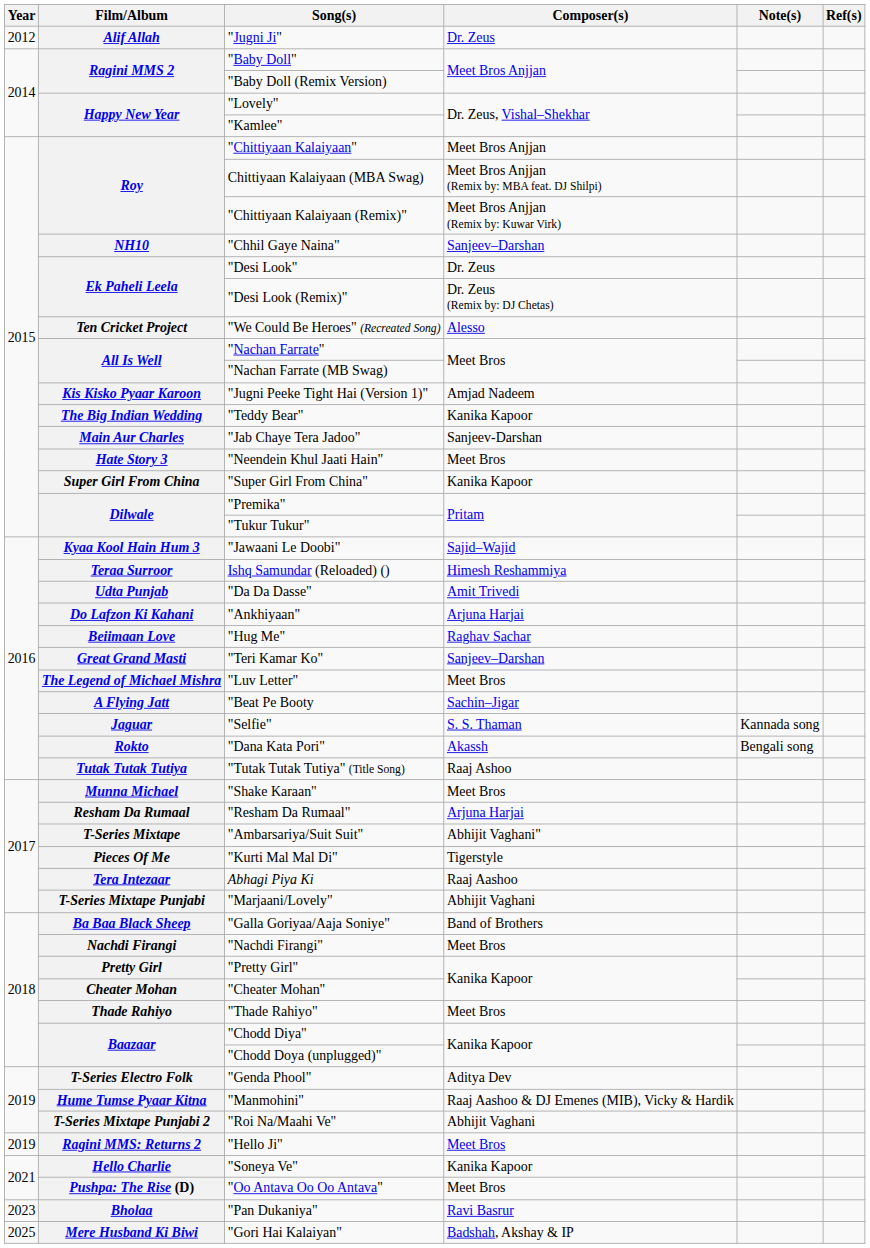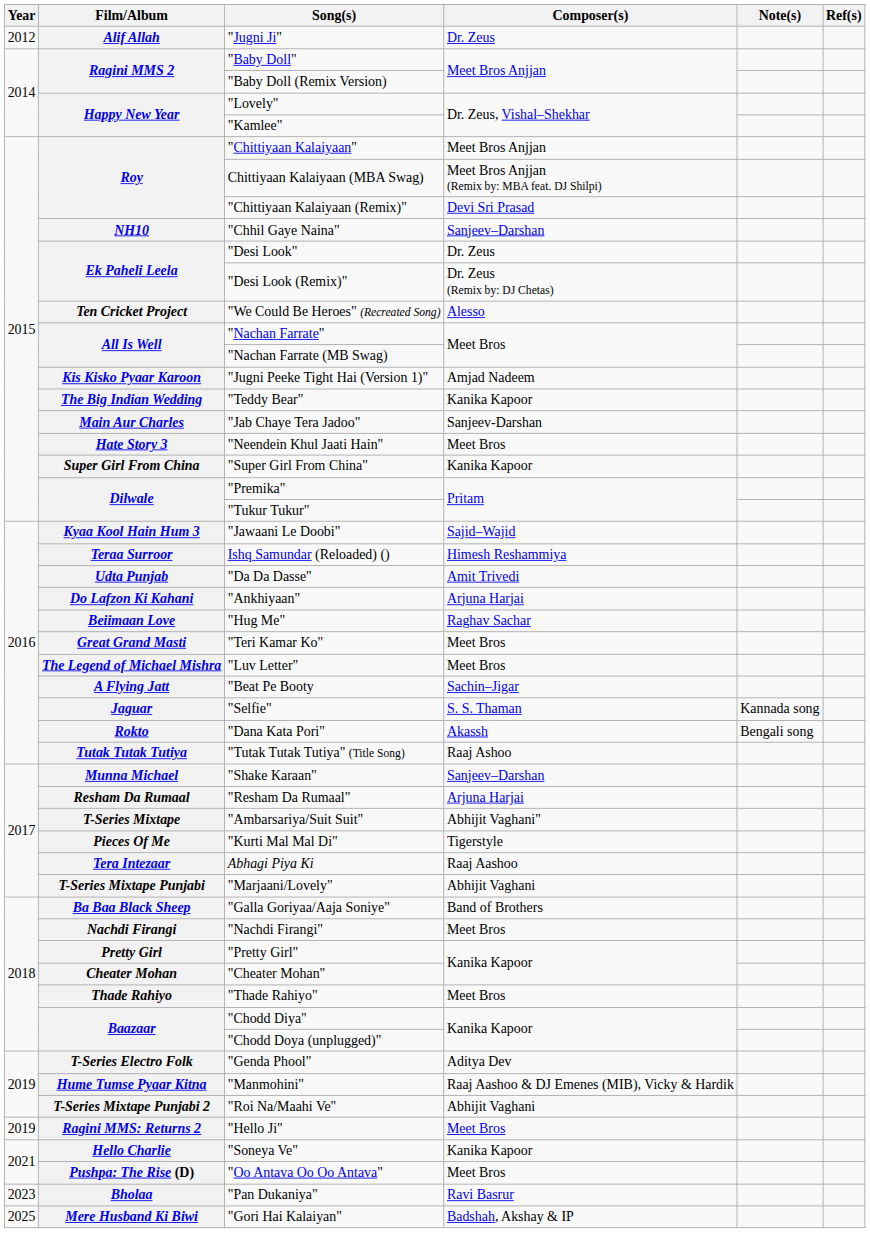(504, 215) Meet Bros Anjjan (Remix by: Kuwar Virk) -> (491, 207) Devi Sri Prasad
(496, 658) Sanjeev–Darshan -> (476, 642) Meet Bros
(476, 791) Meet Bros -> (496, 775) Sanjeev–Darshan
